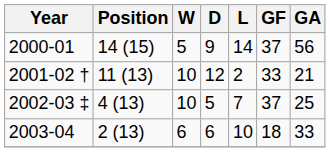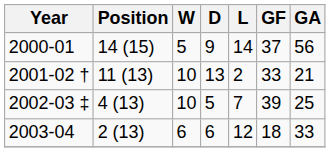(215, 75) 12 -> (215, 75) 13
(271, 103) 37 -> (271, 103) 39
(243, 132) 10 -> (243, 132) 12
